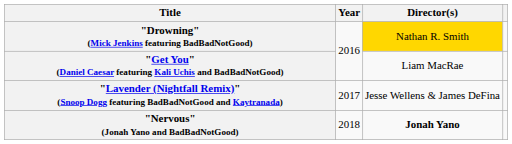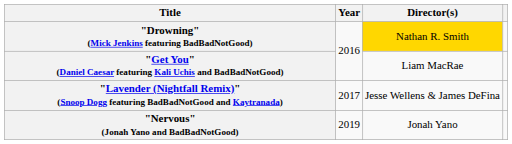(349, 124) 2018 -> (349, 124) 2019
(432, 124) bold -> (432, 124) normal
